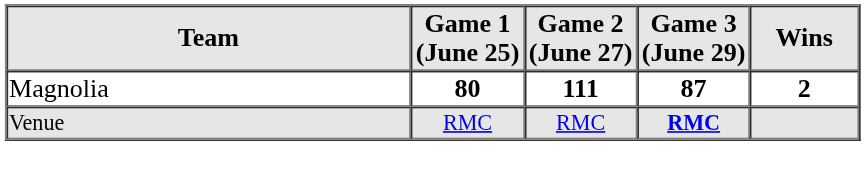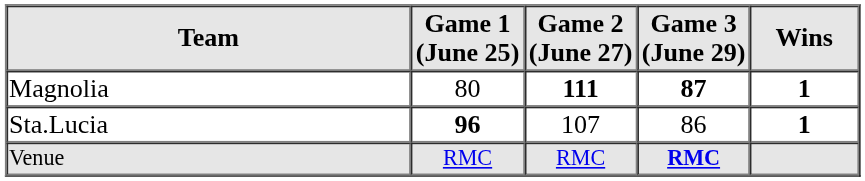(468, 88) bold -> (468, 88) normal
(804, 88) 2 -> (804, 88) 1
+ row: (59, 124)
